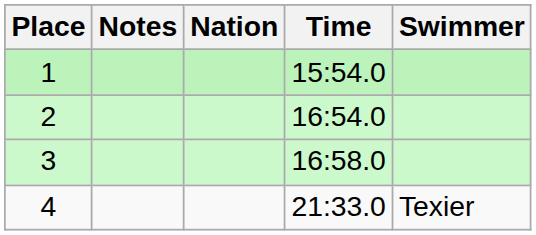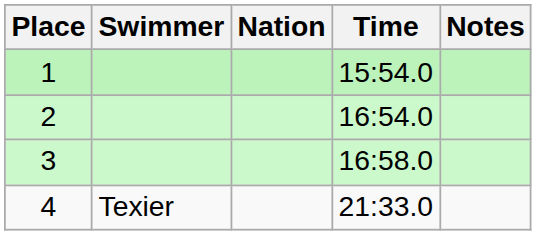columns swapped: (462, 26) <-> (138, 26)
